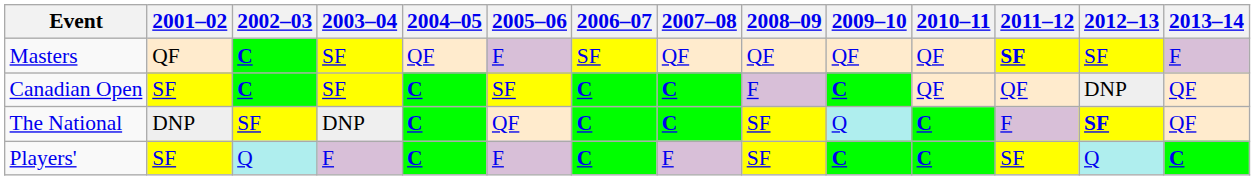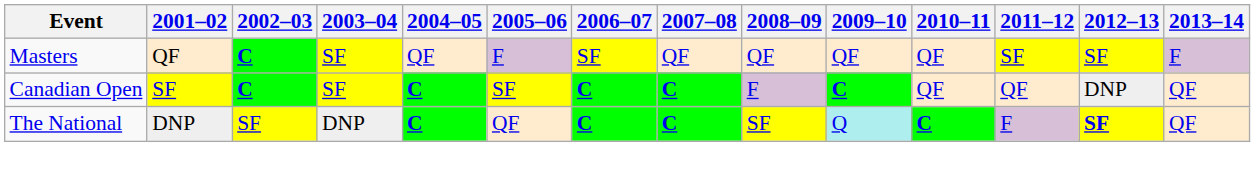(1013, 55) bold -> (1012, 55) normal
- row: (43, 157)
